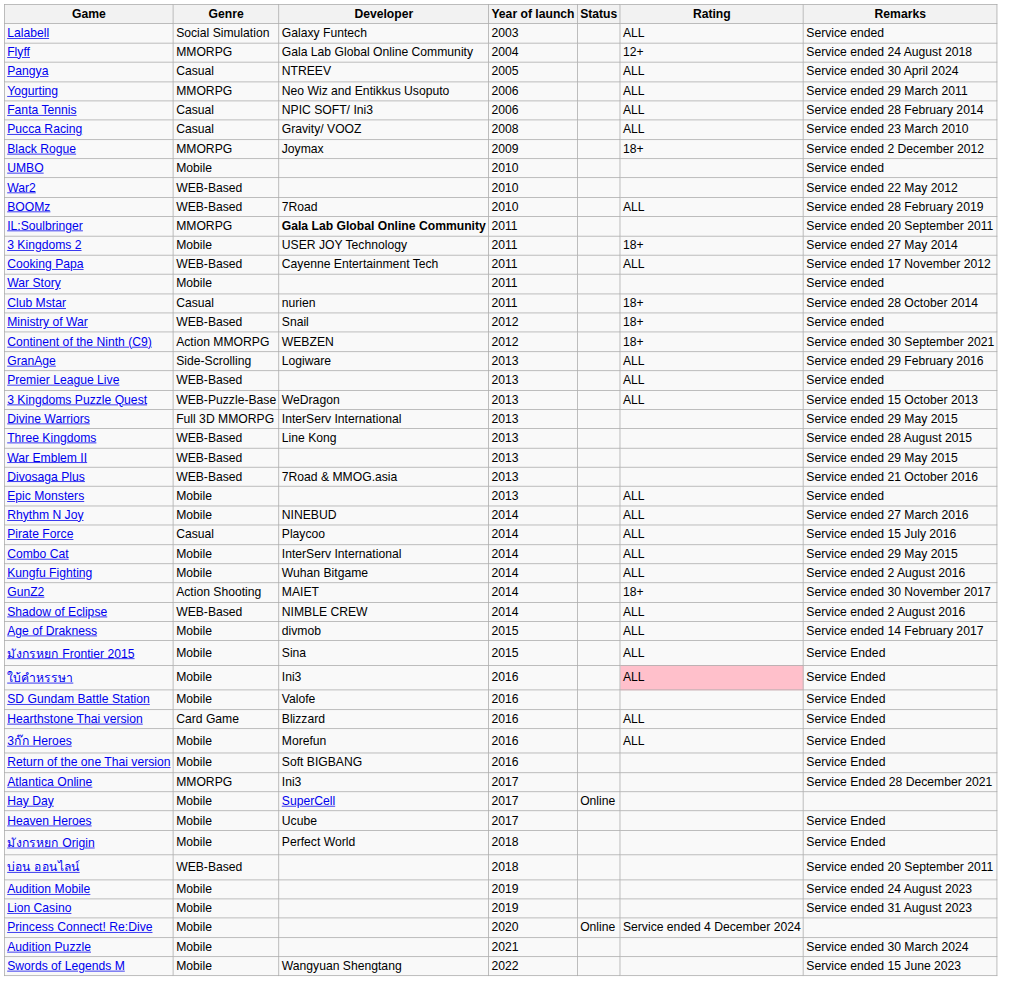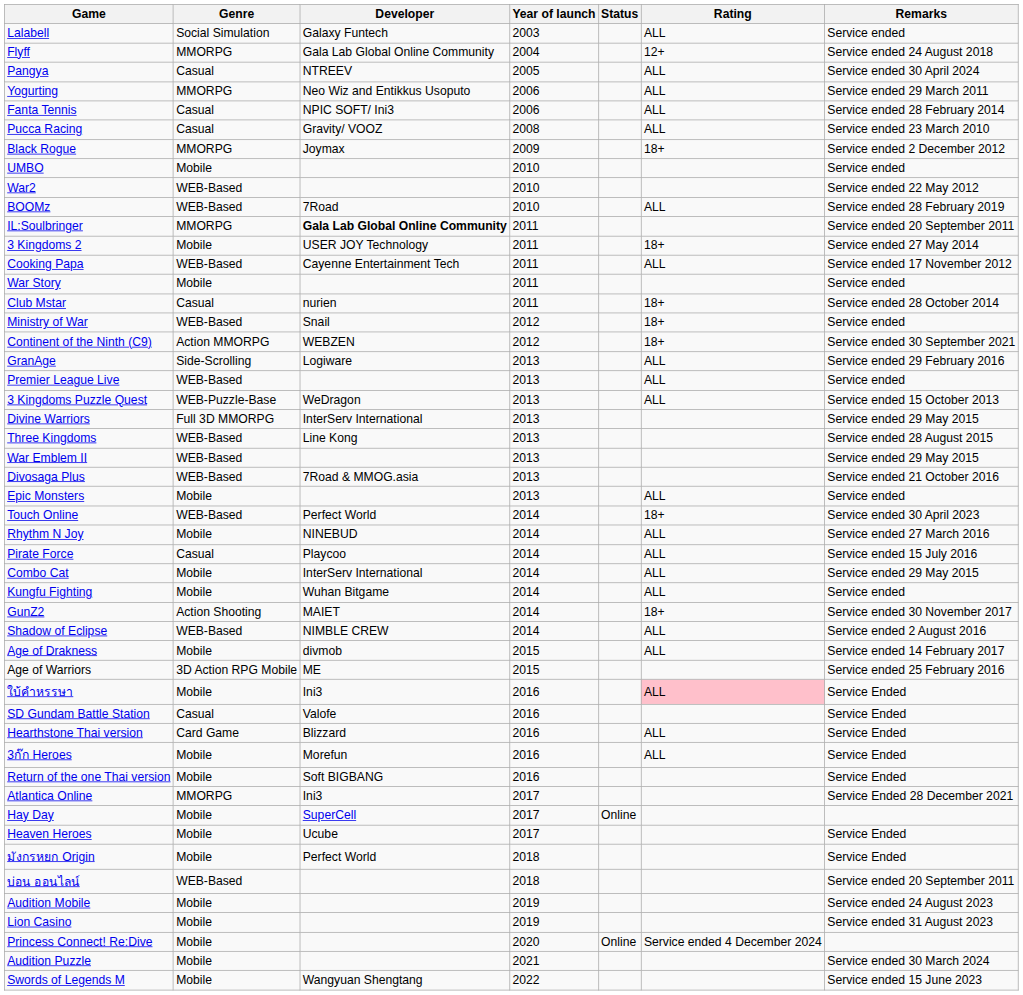+ row: (43, 515)
(886, 573) Service ended 2 August 2016 -> (866, 592) Service ended
- row: (71, 653)
+ row: (49, 669)
(194, 699) Mobile -> (195, 713) Casual
